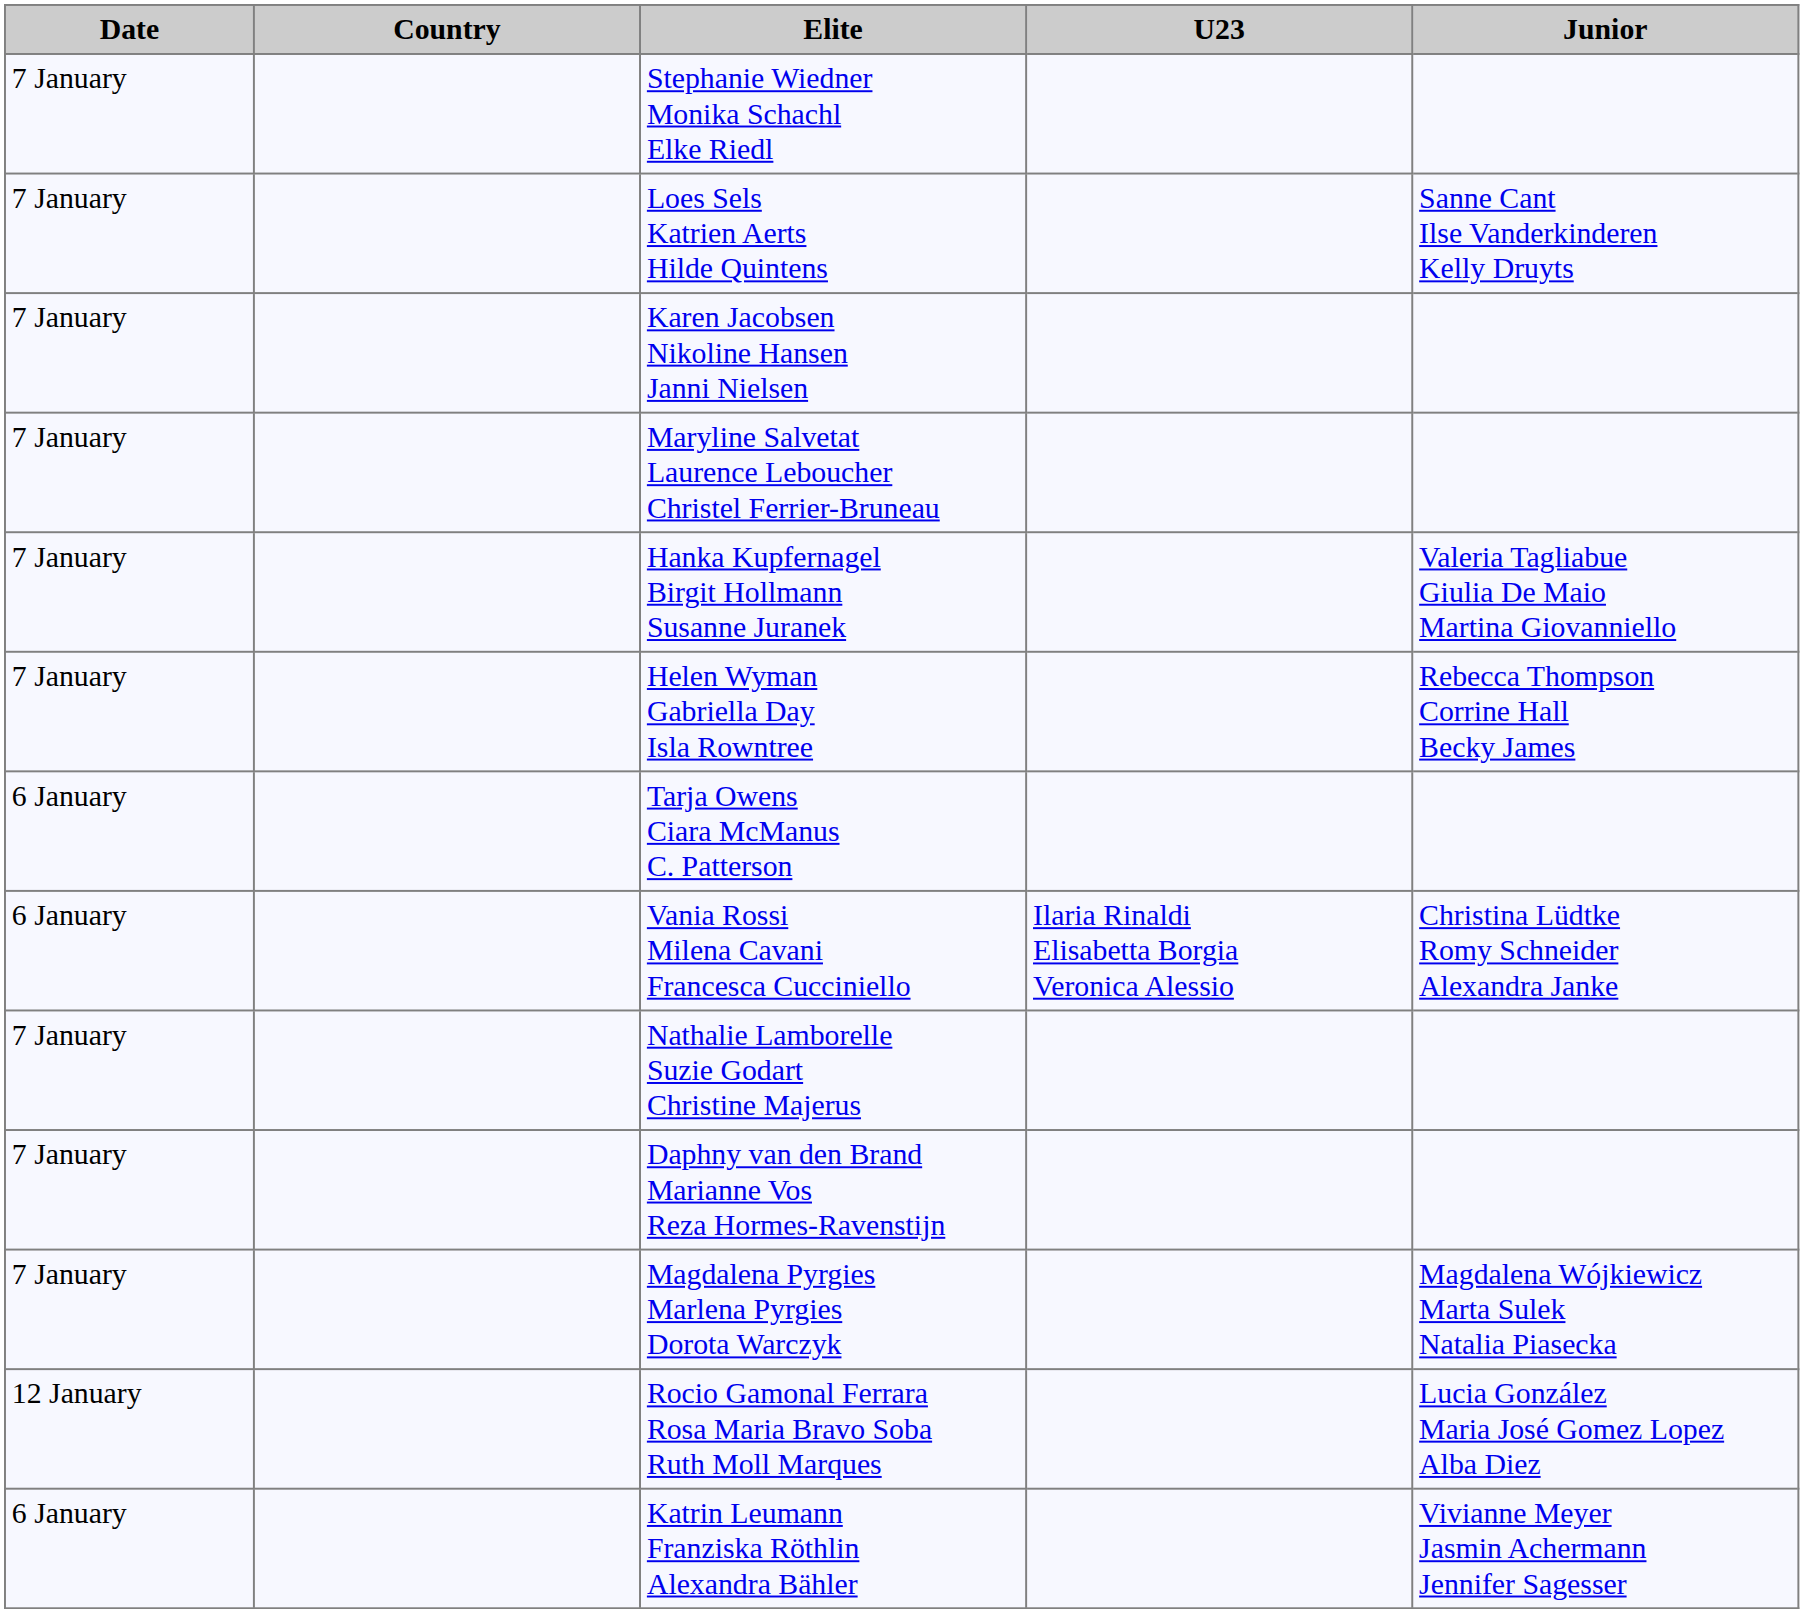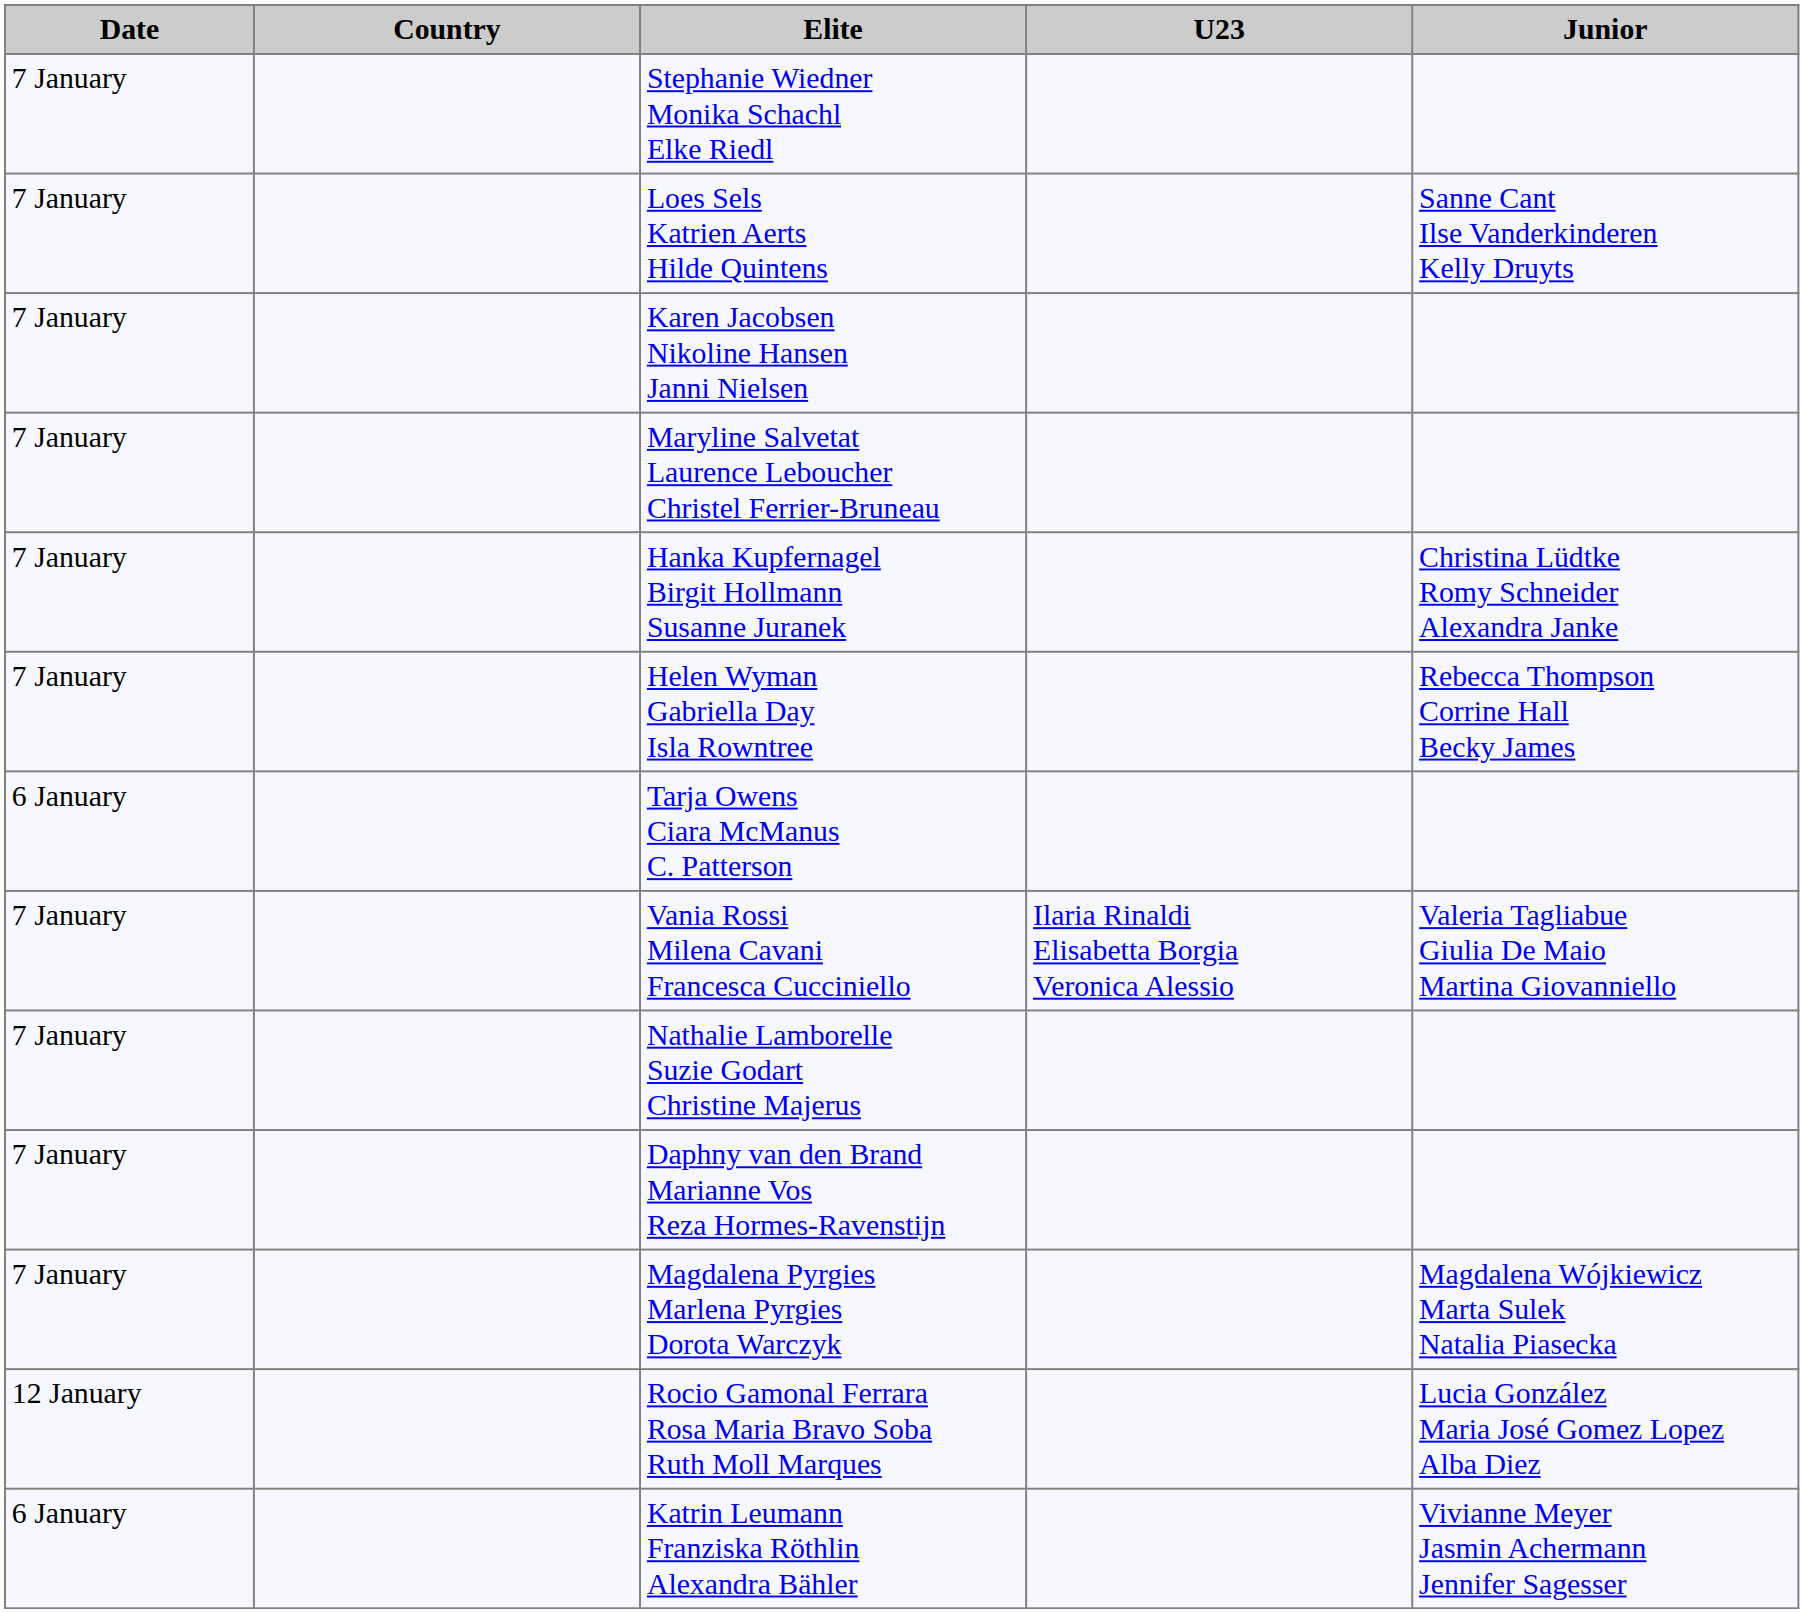(1548, 591) Valeria Tagliabue Giulia De Maio Martina Giovanniello -> (1520, 591) Christina Lüdtke Romy Schneider Alexandra Janke
(69, 914) 6 January -> (69, 914) 7 January
(1520, 950) Christina Lüdtke Romy Schneider Alexandra Janke -> (1548, 950) Valeria Tagliabue Giulia De Maio Martina Giovanniello
